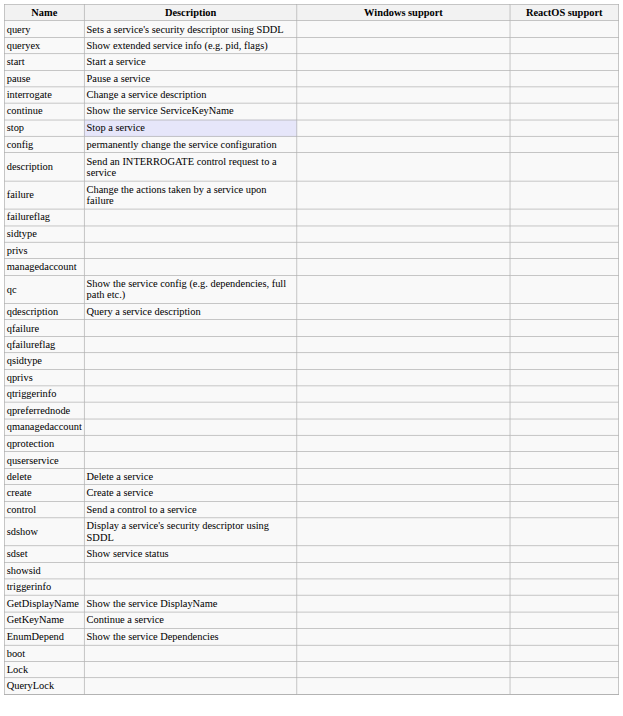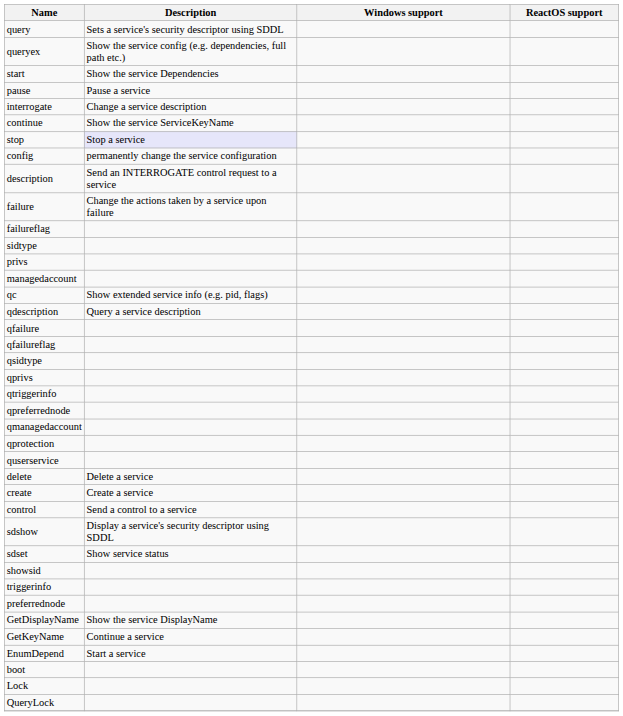(177, 45) Show extended service info (e.g. pid, flags) -> (186, 51) Show the service config (e.g. dependencies, full path etc.)
(116, 62) Start a service -> (153, 73) Show the service Dependencies
(186, 289) Show the service config (e.g. dependencies, full path etc.) -> (177, 295) Show extended service info (e.g. pid, flags)
+ row: (36, 603)
(153, 636) Show the service Dependencies -> (116, 653) Start a service
